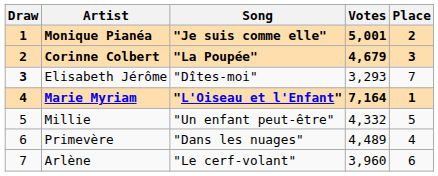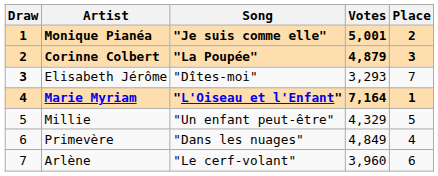(367, 56) 4,679 -> (367, 56) 4,879
(367, 119) 4,332 -> (367, 119) 4,329
(367, 139) 4,489 -> (367, 139) 4,849
